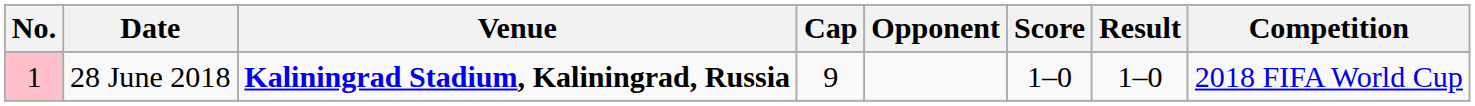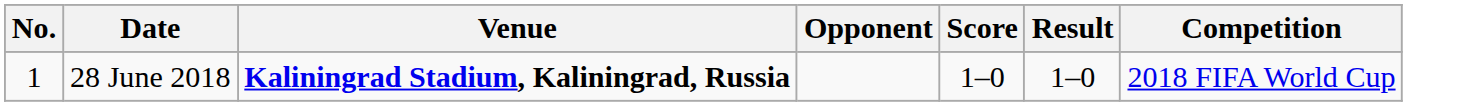- column: (831, 28)
(34, 76) pink background -> (34, 76) no background
